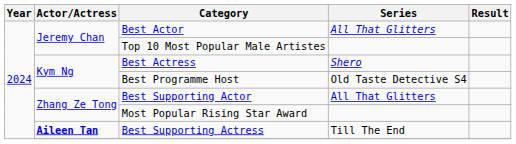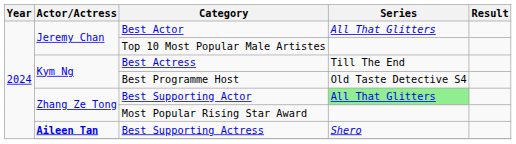(346, 63) Shero -> (368, 63) Till The End
(383, 96) no background -> (383, 96) lightgreen background
(368, 130) Till The End -> (346, 130) Shero
